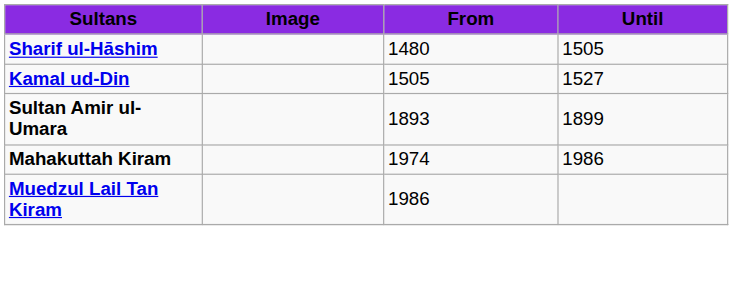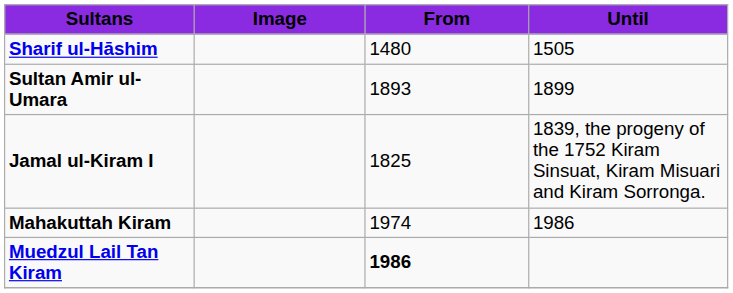- row: (69, 78)
+ row: (81, 161)
(409, 199) normal -> (390, 262) bold
